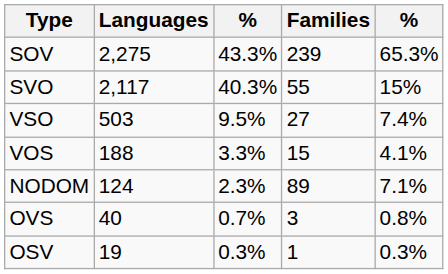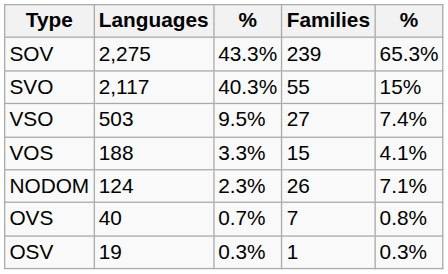(298, 185) 89 -> (298, 185) 26
(293, 218) 3 -> (293, 218) 7
